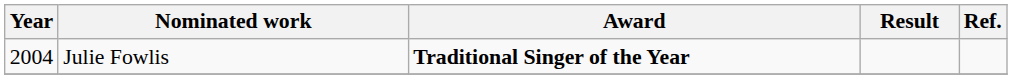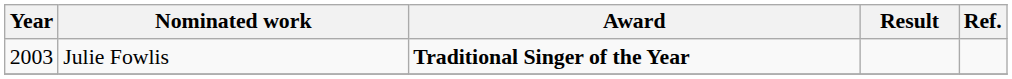(31, 56) 2004 -> (31, 56) 2003
